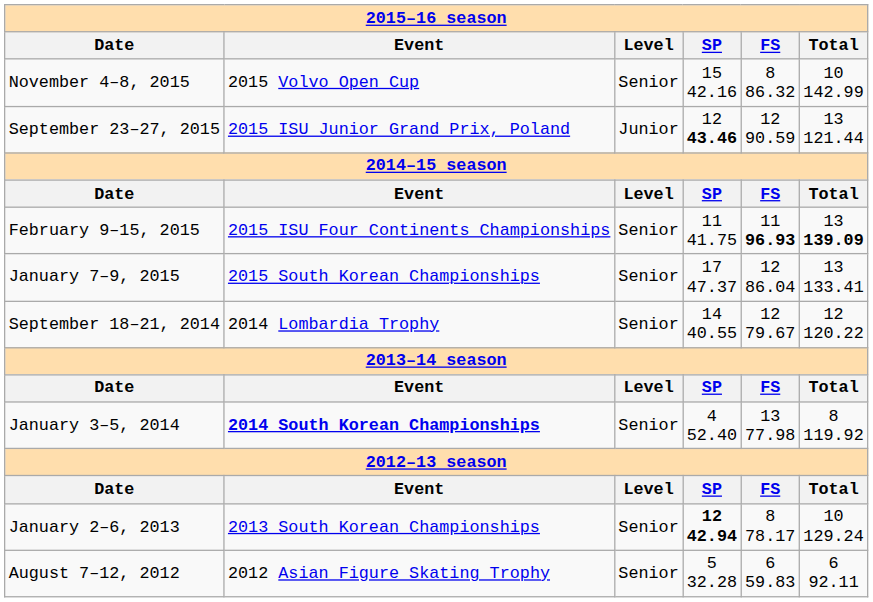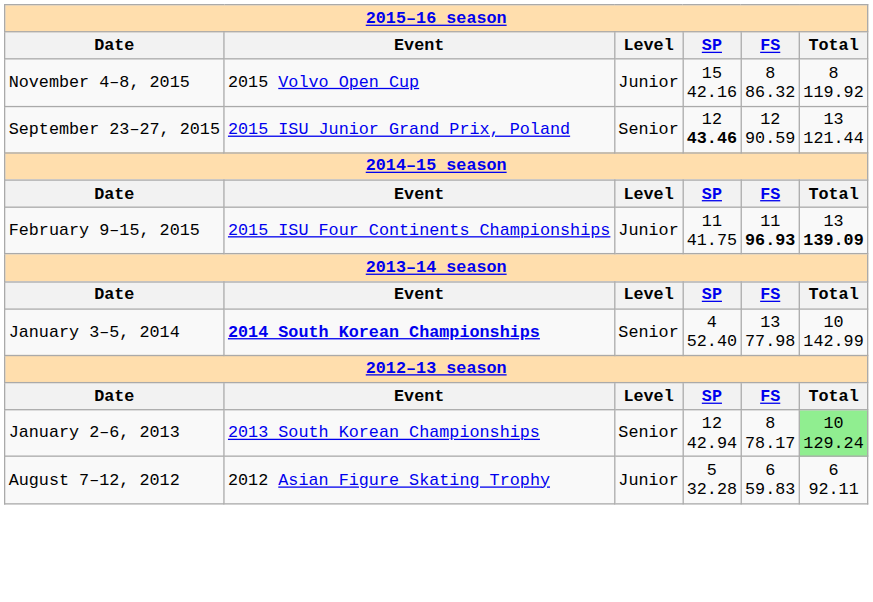(649, 83) Senior -> (649, 83) Junior
(834, 83) 10 142.99 -> (834, 83) 8 119.92
(649, 129) Junior -> (649, 129) Senior
(649, 231) Senior -> (649, 231) Junior
- row: (94, 277)
- row: (114, 324)
(834, 425) 8 119.92 -> (834, 332) 10 142.99
(712, 527) bold -> (712, 433) normal
(834, 527) no background -> (834, 433) lightgreen background
(649, 573) Senior -> (649, 480) Junior
